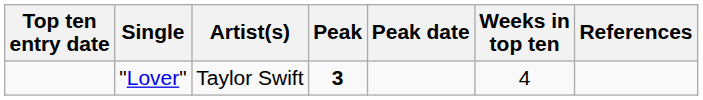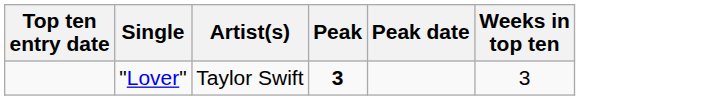- column: (636, 32)
(525, 77) 4 -> (525, 77) 3
